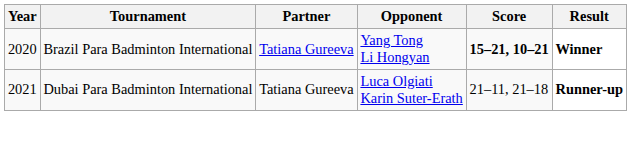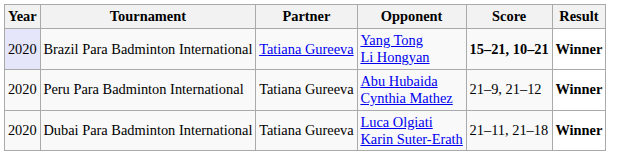(22, 49) no background -> (22, 49) lavender background
+ row: (144, 89)
(22, 89) 2021 -> (22, 130) 2020
(589, 89) Runner-up -> (579, 130) Winner
